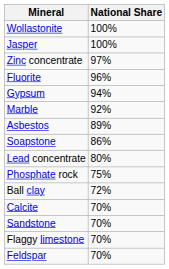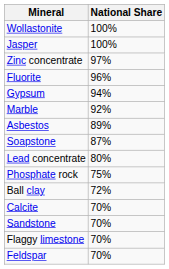(101, 142) 86% -> (101, 142) 87%
